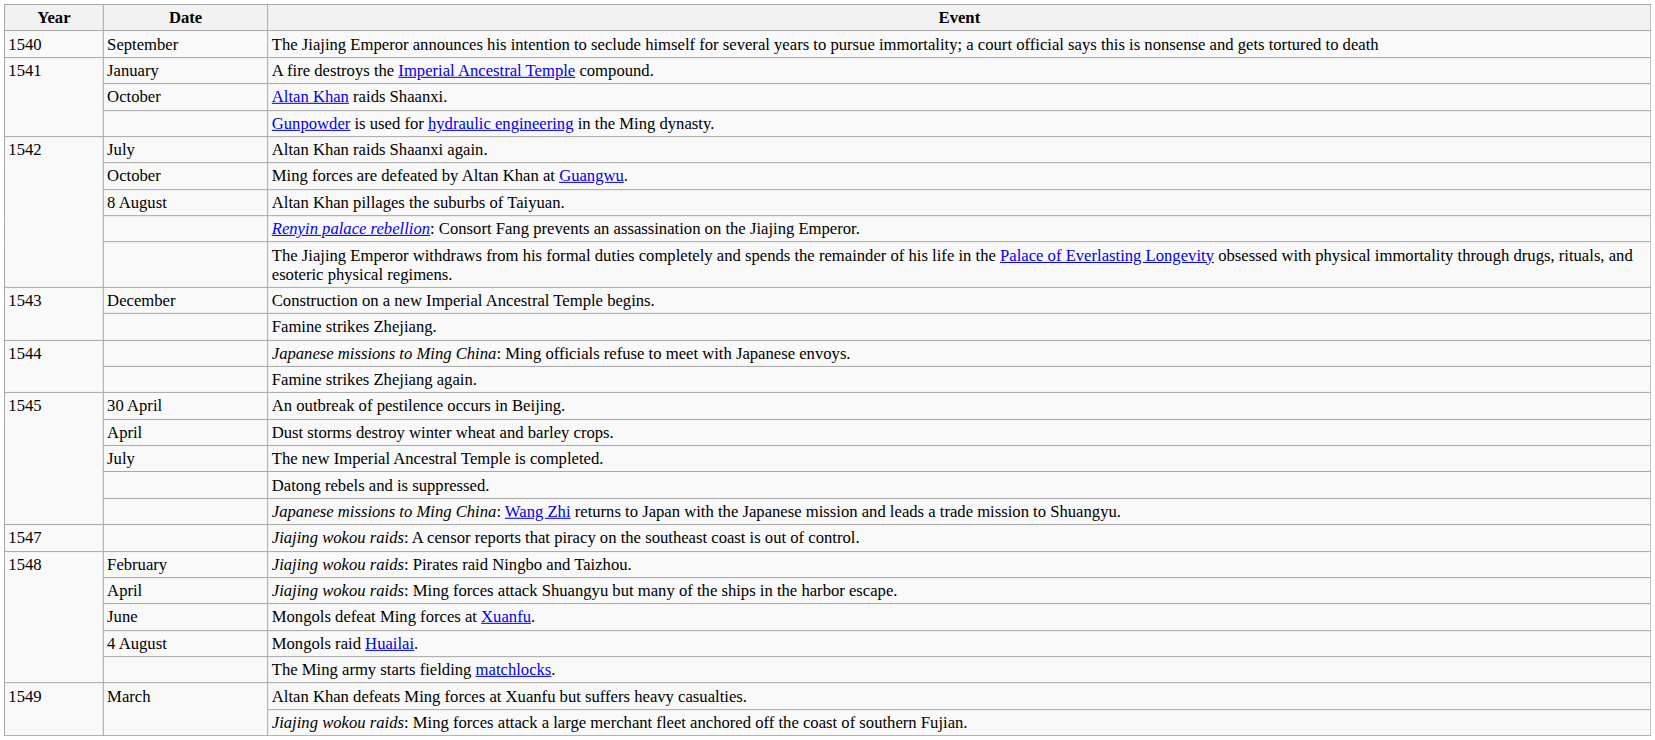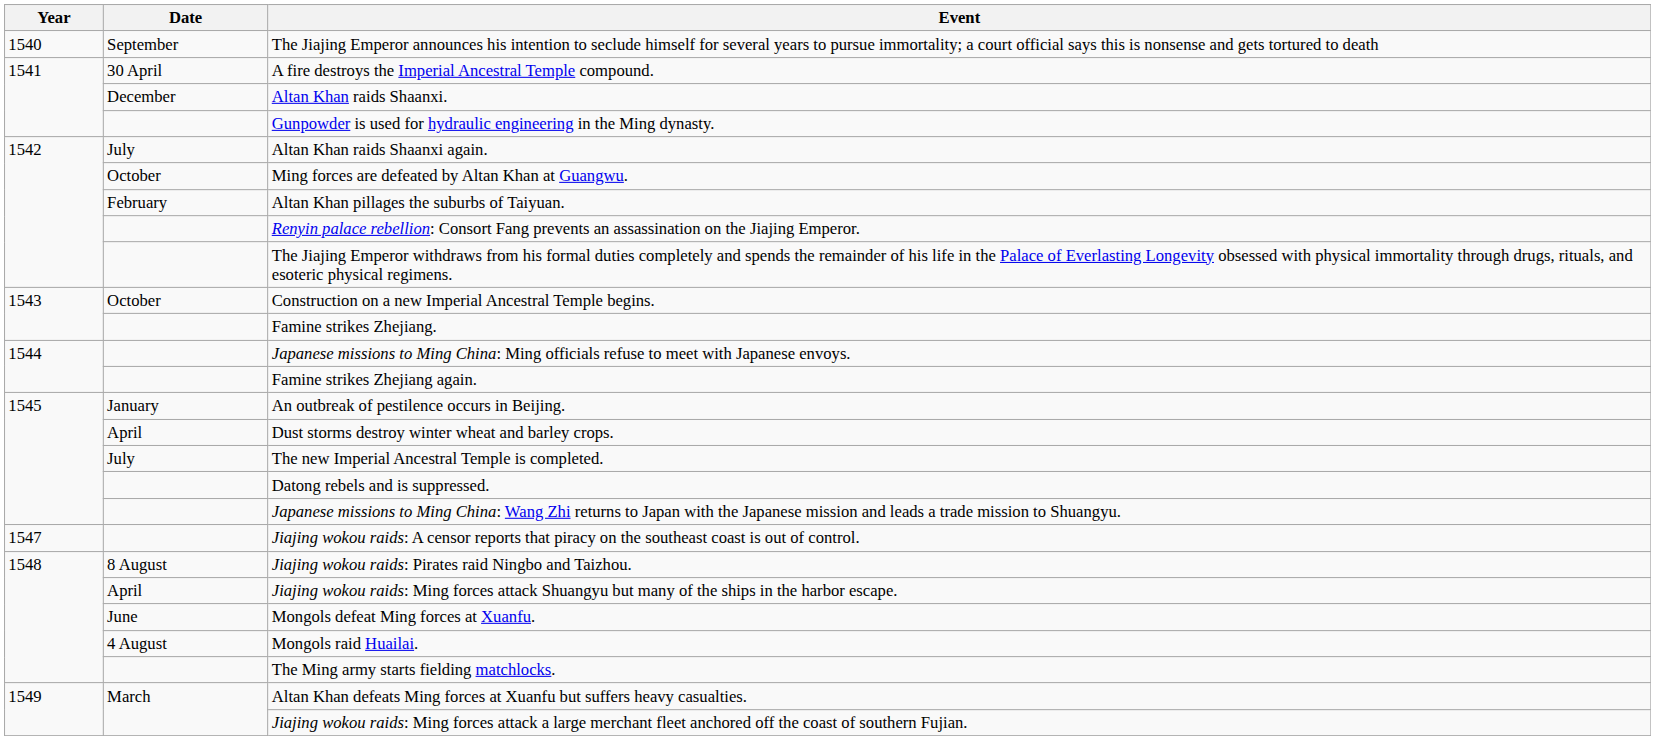(133, 70) January -> (135, 70) 30 April
(134, 96) October -> (141, 96) December
(137, 202) 8 August -> (137, 202) February
(141, 300) December -> (134, 300) October
(135, 405) 30 April -> (133, 405) January
(137, 564) February -> (137, 564) 8 August
